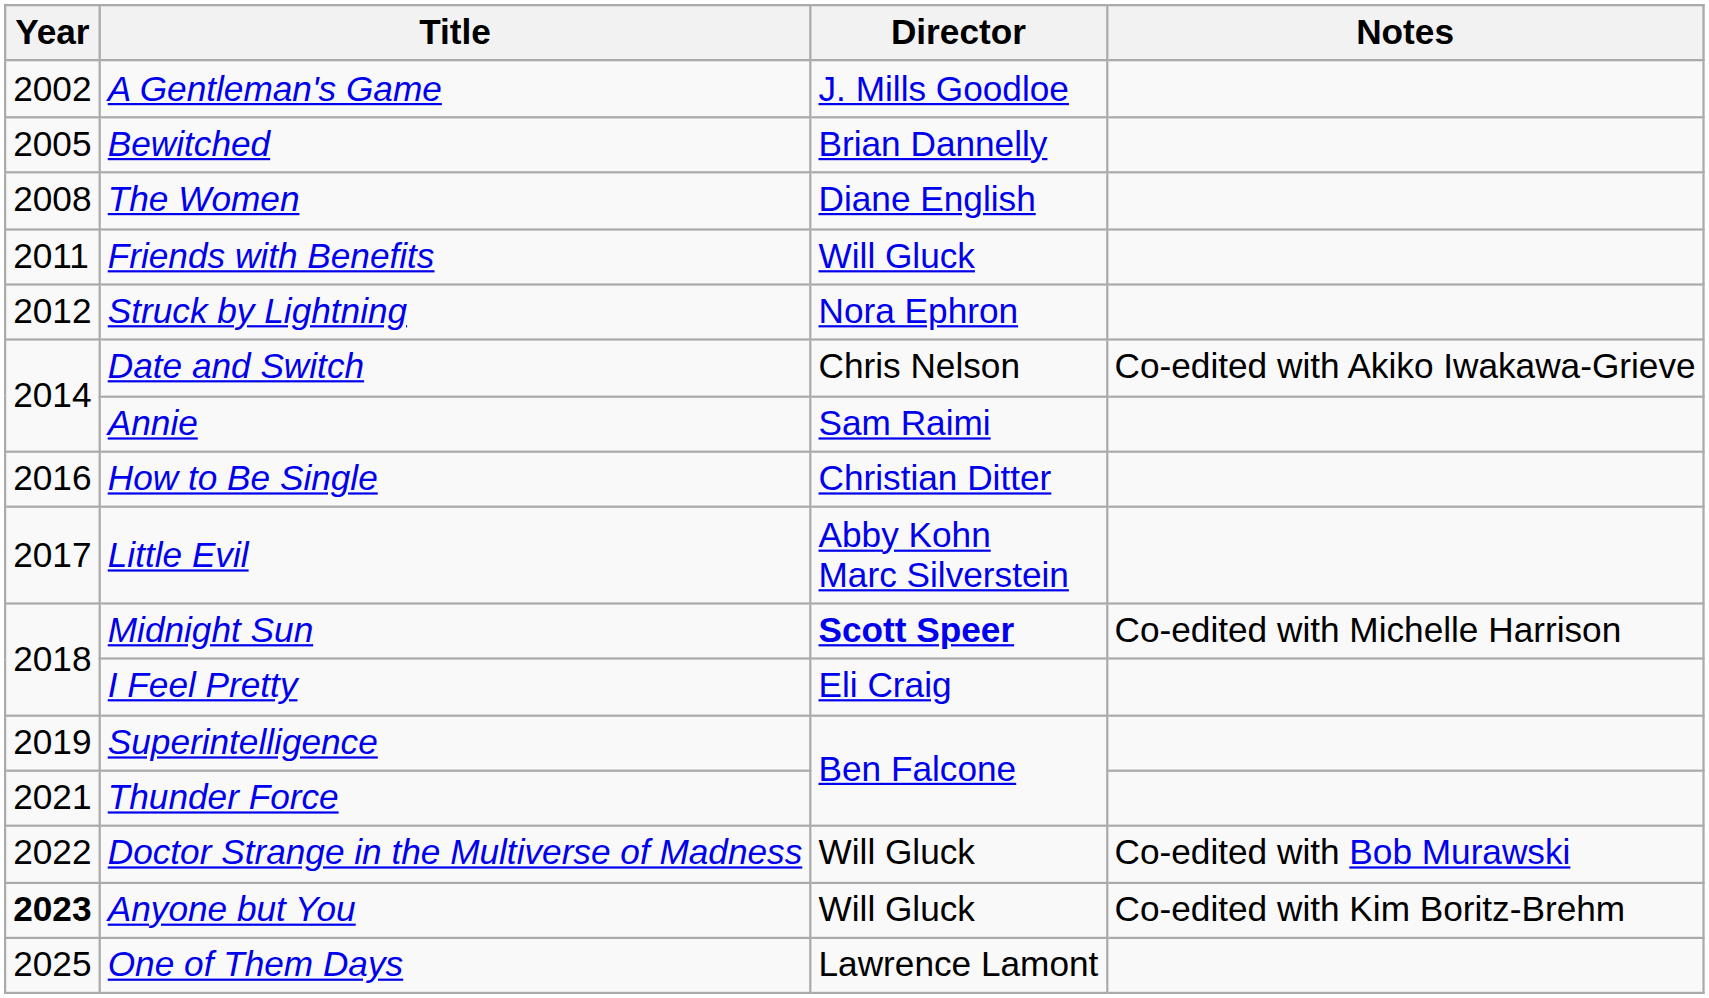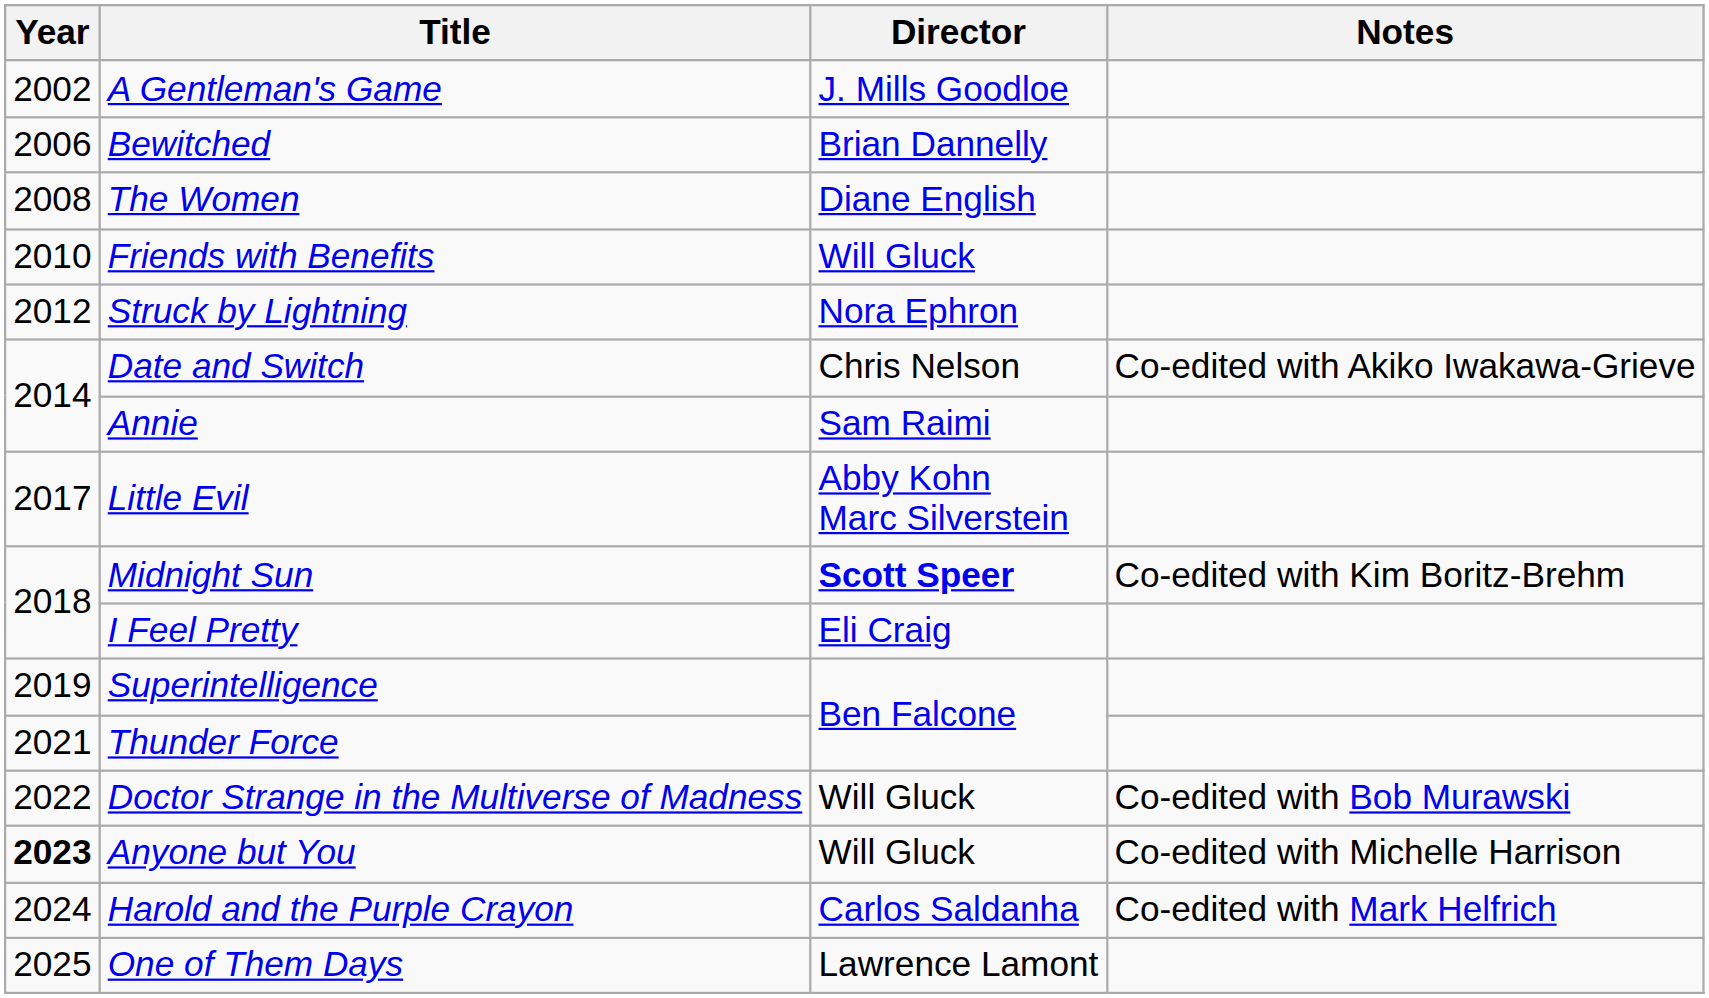(52, 144) 2005 -> (52, 144) 2006
(51, 255) 2011 -> (52, 255) 2010
- row: (243, 479)
(1368, 630) Co-edited with Michelle Harrison -> (1370, 574) Co-edited with Kim Boritz-Brehm
(1370, 909) Co-edited with Kim Boritz-Brehm -> (1368, 853) Co-edited with Michelle Harrison
+ row: (341, 909)
